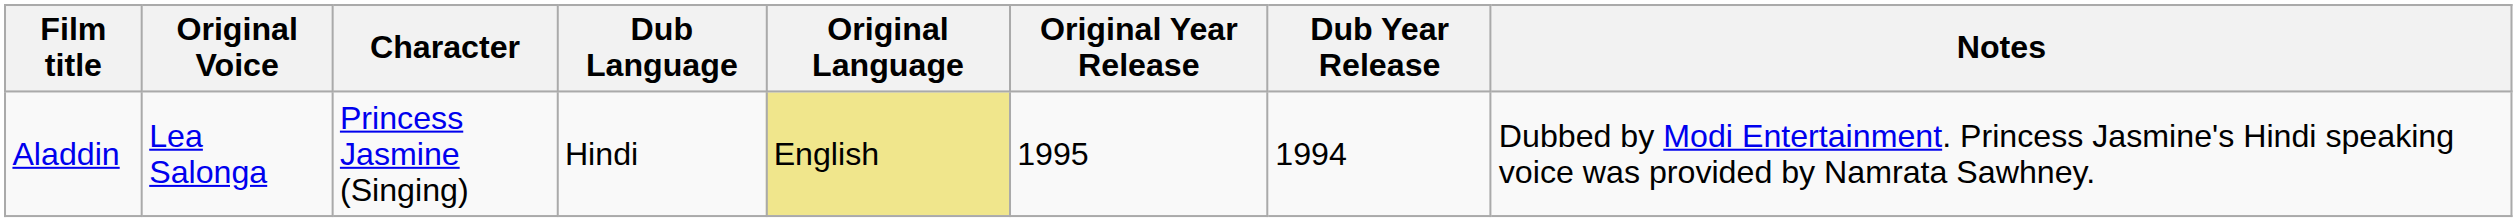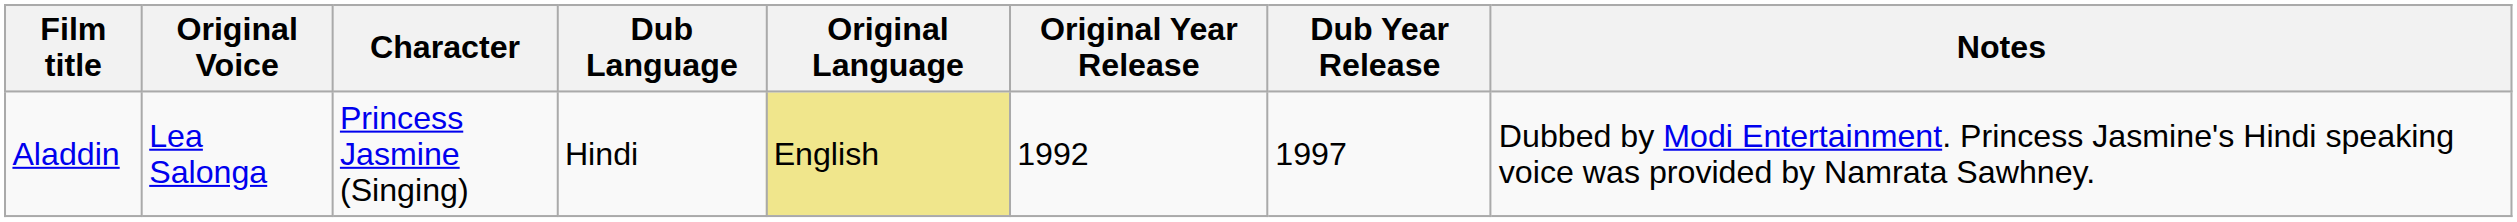(1053, 153) 1995 -> (1053, 153) 1992
(1311, 153) 1994 -> (1311, 153) 1997
